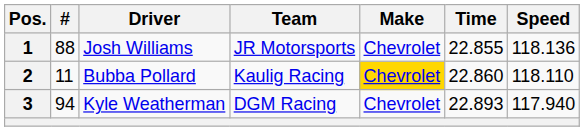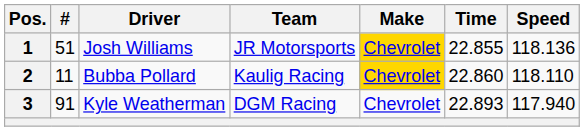(65, 47) 88 -> (65, 47) 51
(402, 47) no background -> (402, 47) gold background
(65, 104) 94 -> (65, 104) 91
